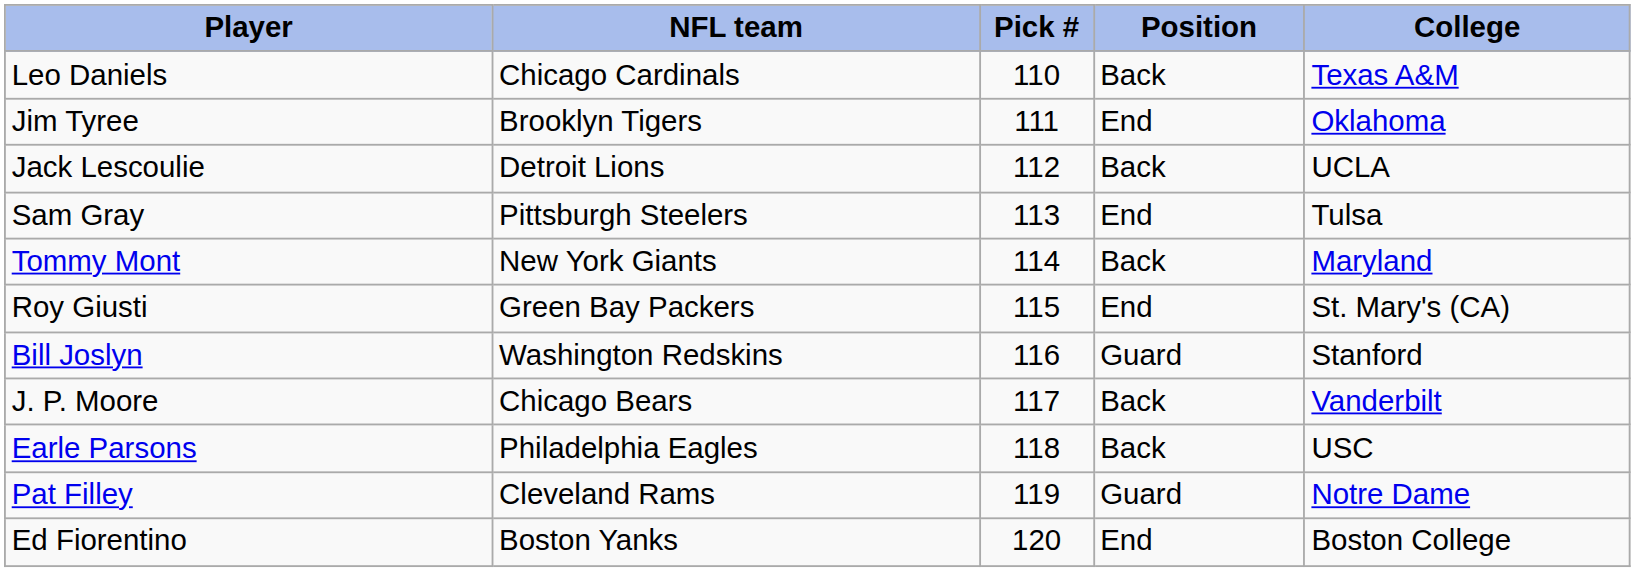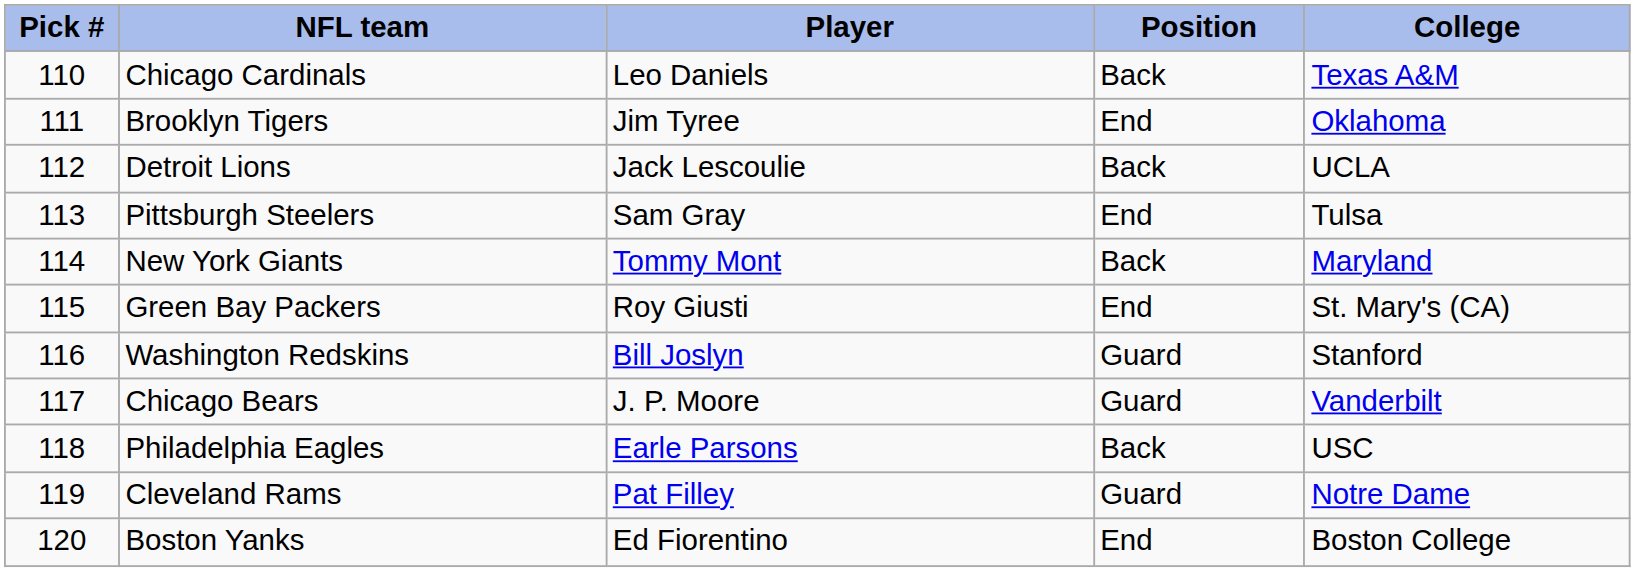columns swapped: (1037, 27) <-> (249, 27)
(1133, 401) Back -> (1141, 401) Guard
